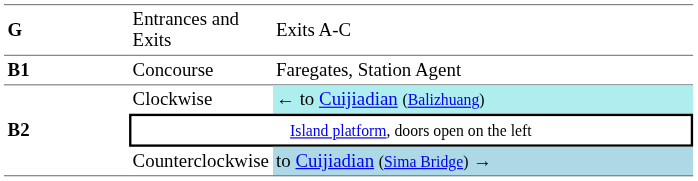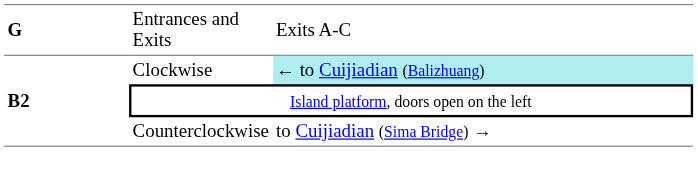- row: (173, 69)
(384, 160) lightblue background -> (384, 131) no background
